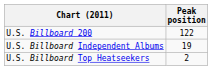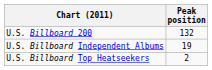(187, 33) 122 -> (187, 33) 132
